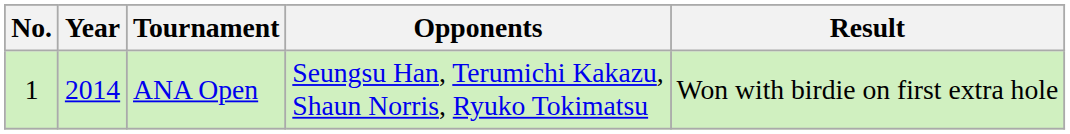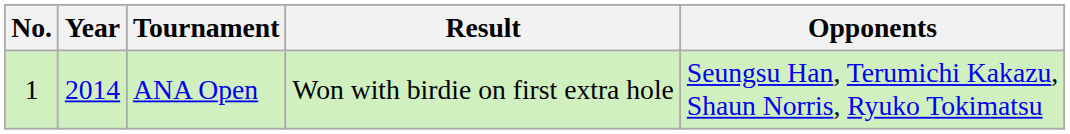columns swapped: (478, 27) <-> (867, 27)
